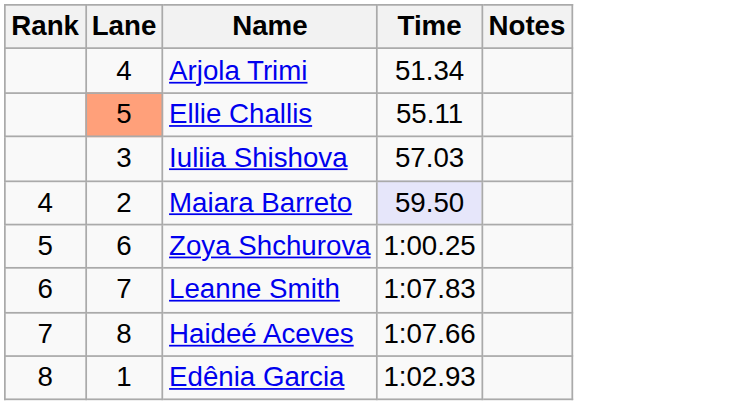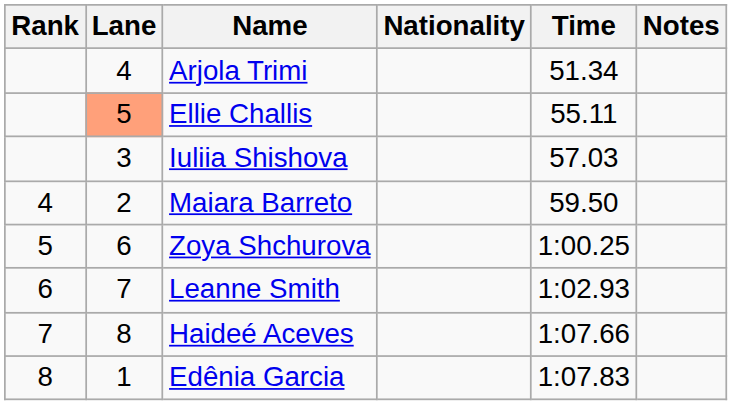+ column: (454, 26)
(430, 202) lavender background -> (584, 202) no background
(430, 289) 1:07.83 -> (584, 289) 1:02.93
(430, 377) 1:02.93 -> (584, 377) 1:07.83
